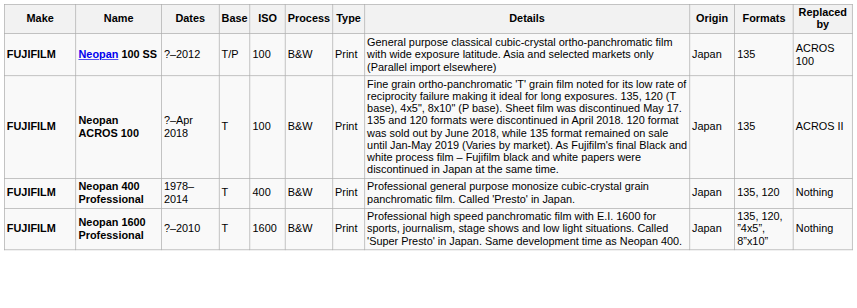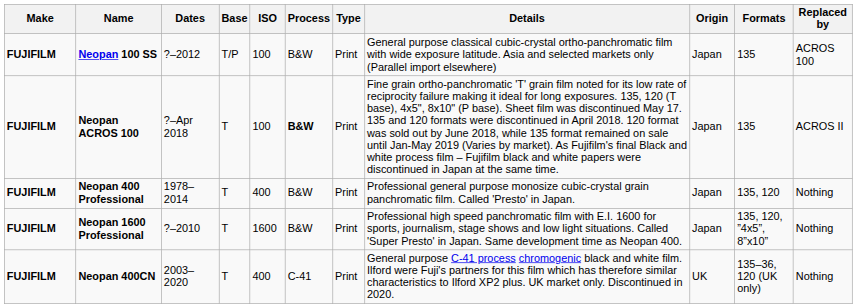(300, 127) normal -> (301, 127) bold
+ row: (117, 276)
